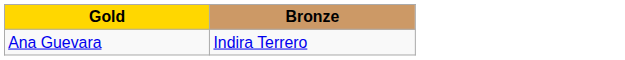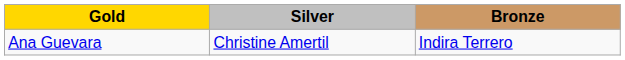+ column: (312, 17)
